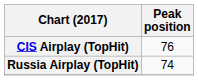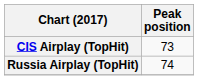(167, 46) 76 -> (167, 46) 73
